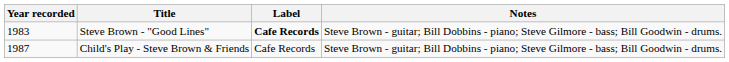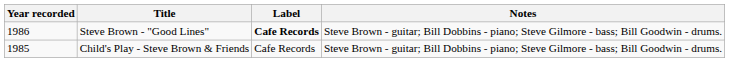(18, 31) 1983 -> (18, 31) 1986
(18, 48) 1987 -> (18, 48) 1985
